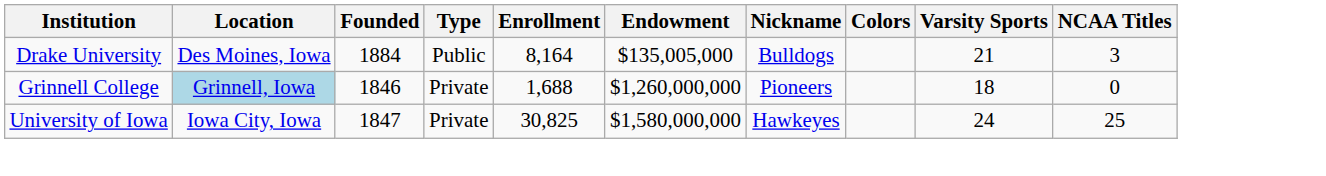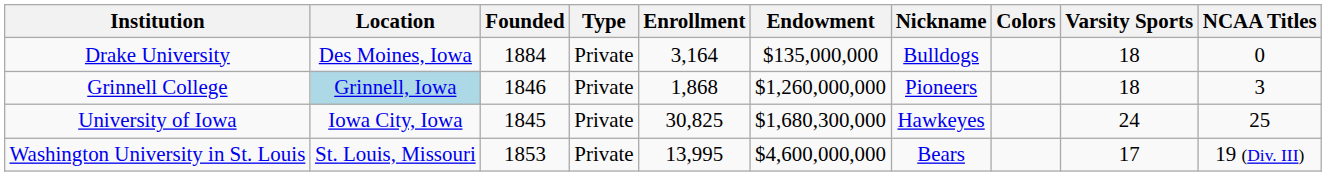(459, 54) Public -> (604, 54) Private
(549, 54) 8,164 -> (694, 54) 3,164
(675, 54) $135,005,000 -> (821, 54) $135,000,000
(984, 54) 21 -> (1129, 54) 18
(1115, 54) 3 -> (1260, 54) 0
(549, 87) 1,688 -> (694, 87) 1,868
(1115, 87) 0 -> (1260, 87) 3
(380, 120) 1847 -> (525, 120) 1845
(675, 120) $1,580,000,000 -> (821, 120) $1,680,300,000
+ row: (157, 154)
